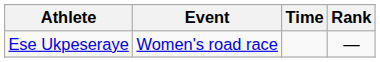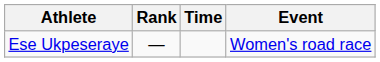columns swapped: (207, 18) <-> (351, 18)
